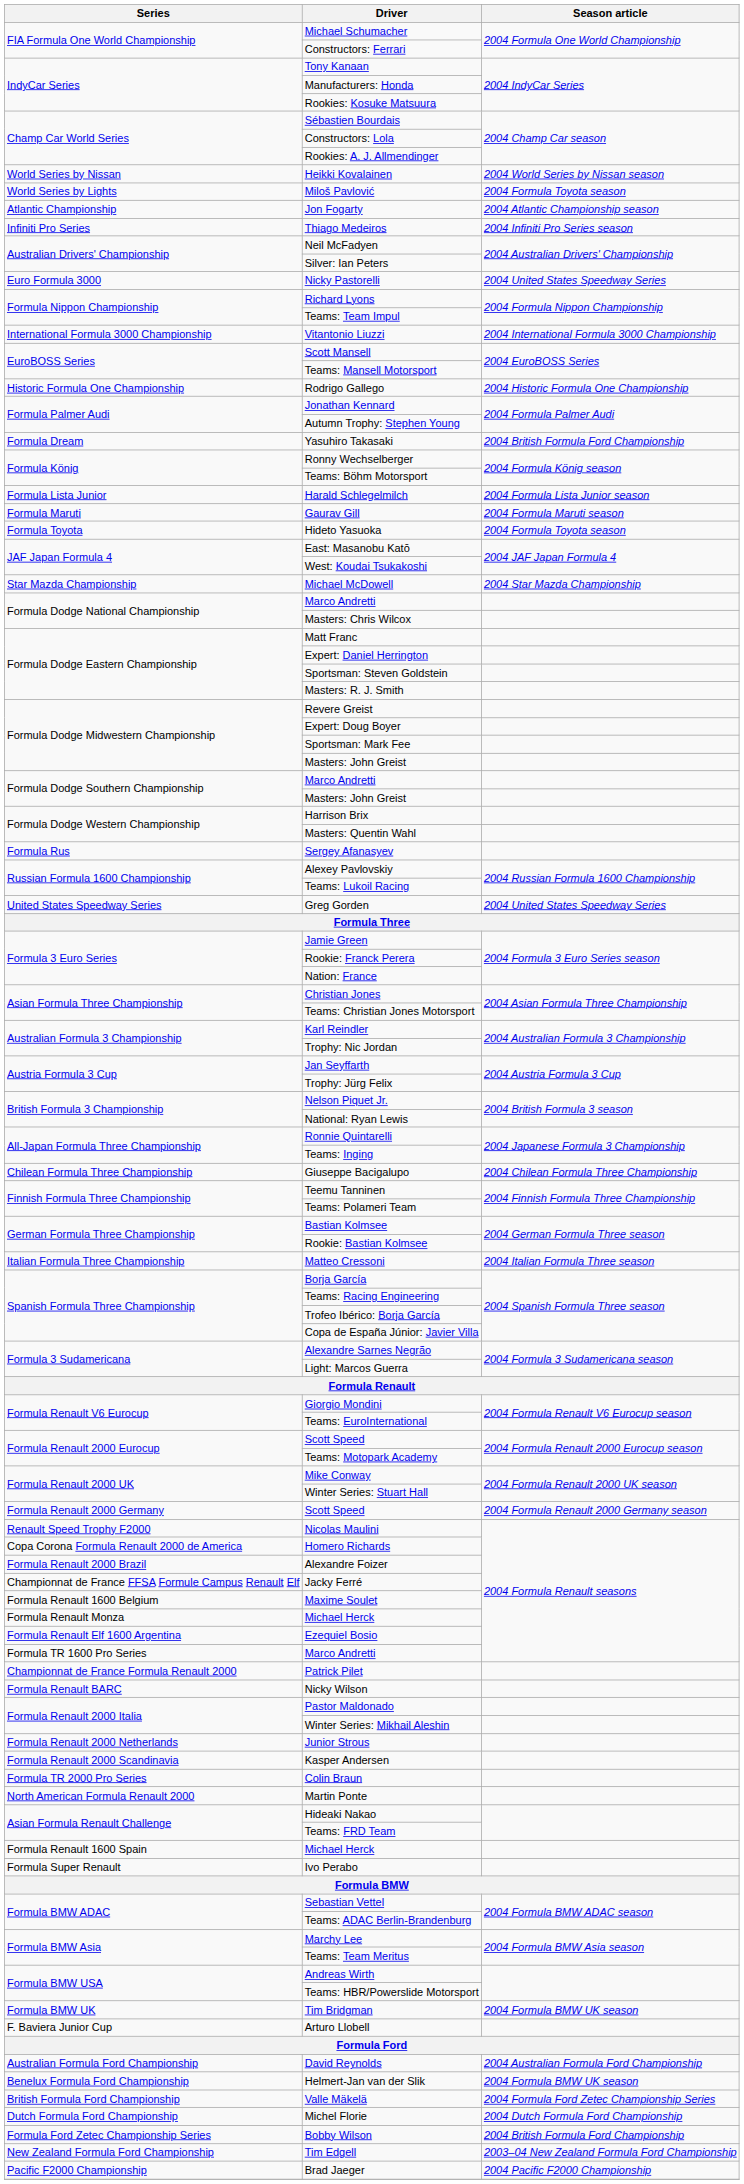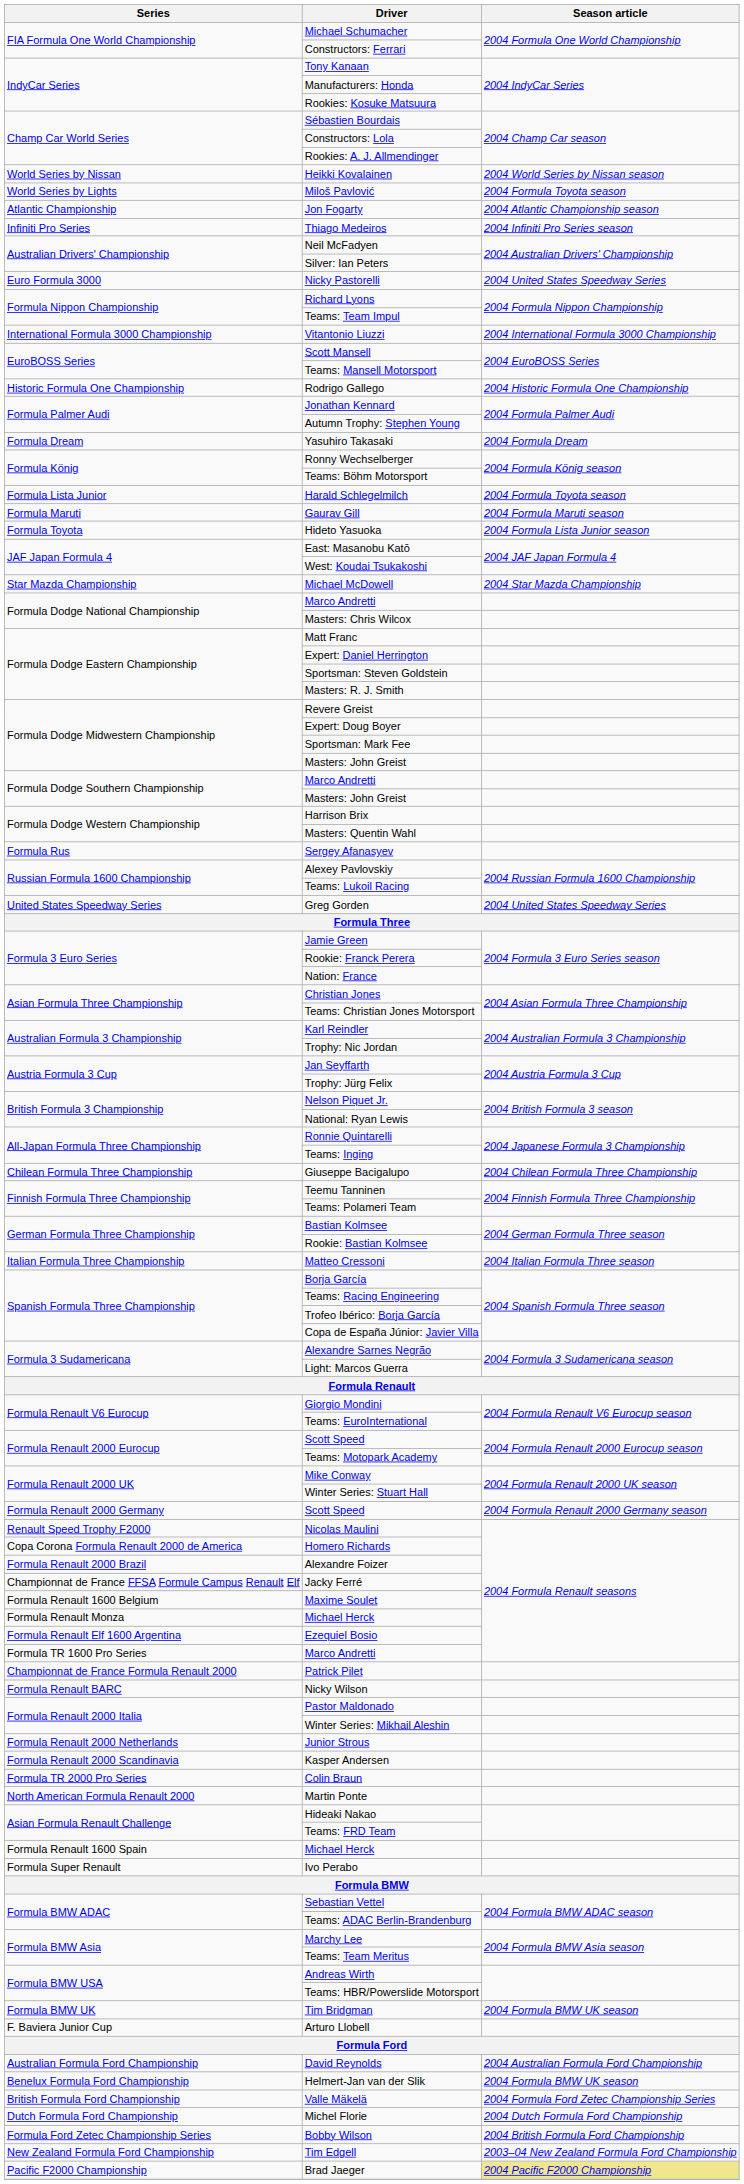(584, 441) 2004 British Formula Ford Championship -> (536, 441) 2004 Formula Dream
(567, 494) 2004 Formula Lista Junior season -> (555, 494) 2004 Formula Toyota season
(555, 530) 2004 Formula Toyota season -> (567, 530) 2004 Formula Lista Junior season
(568, 2170) no background -> (568, 2170) khaki background
